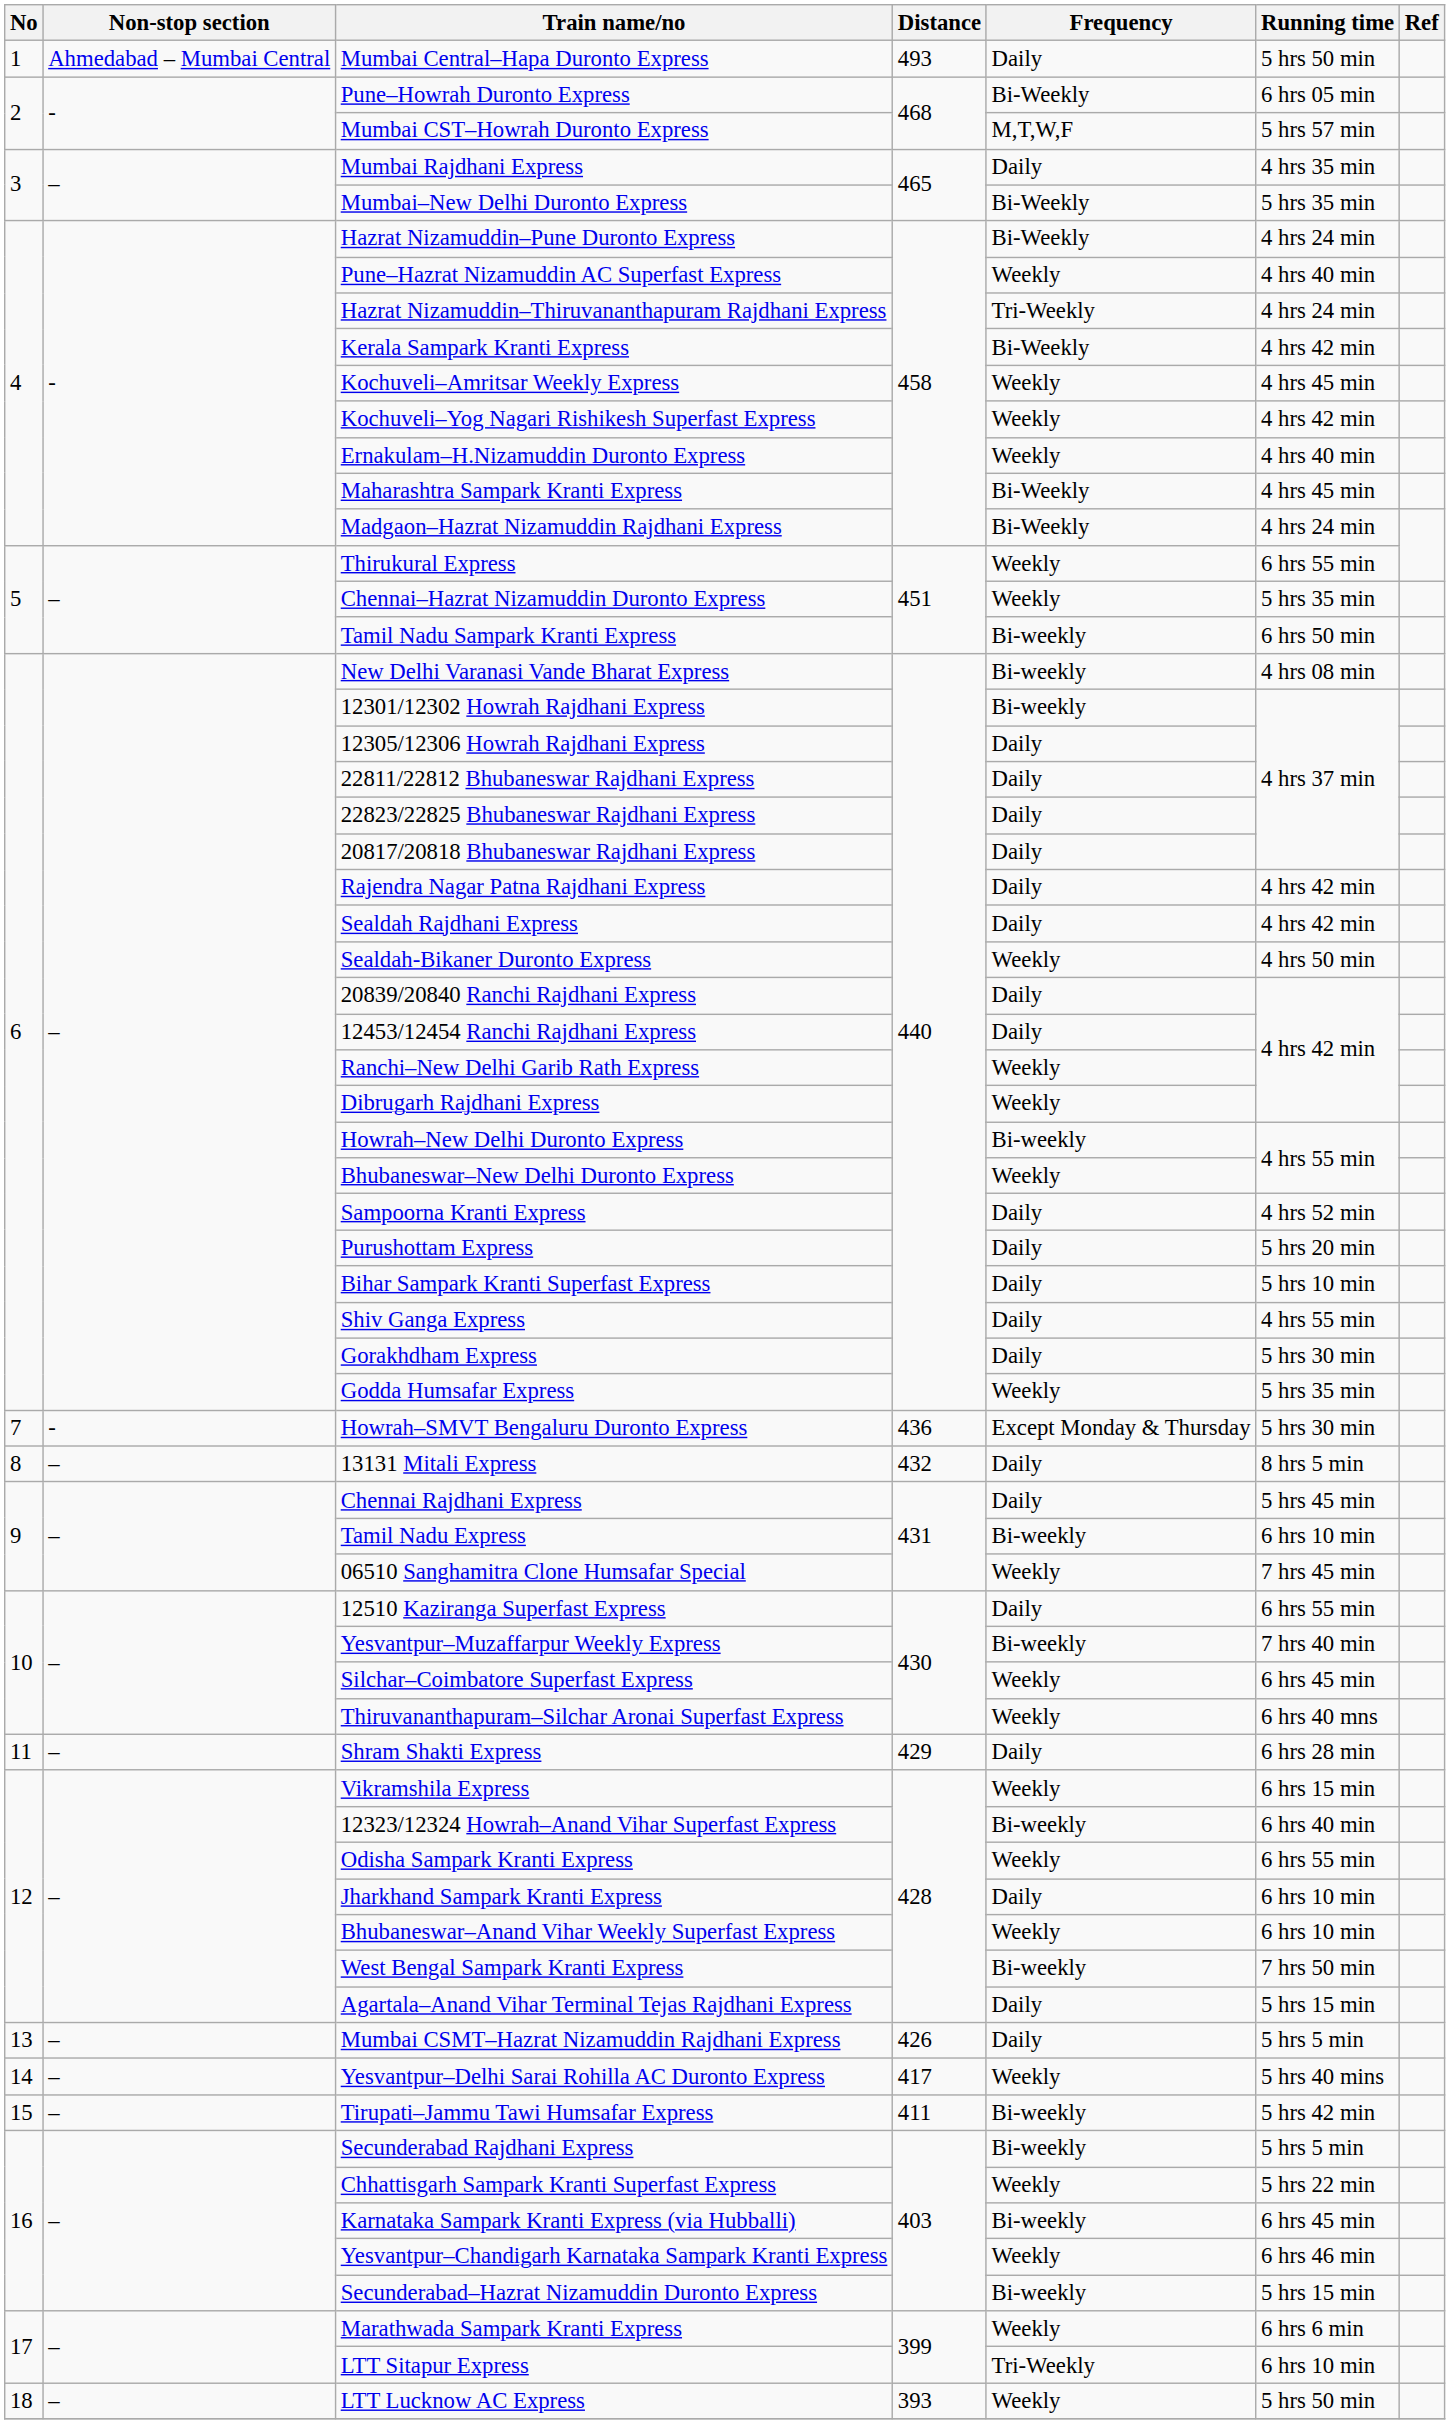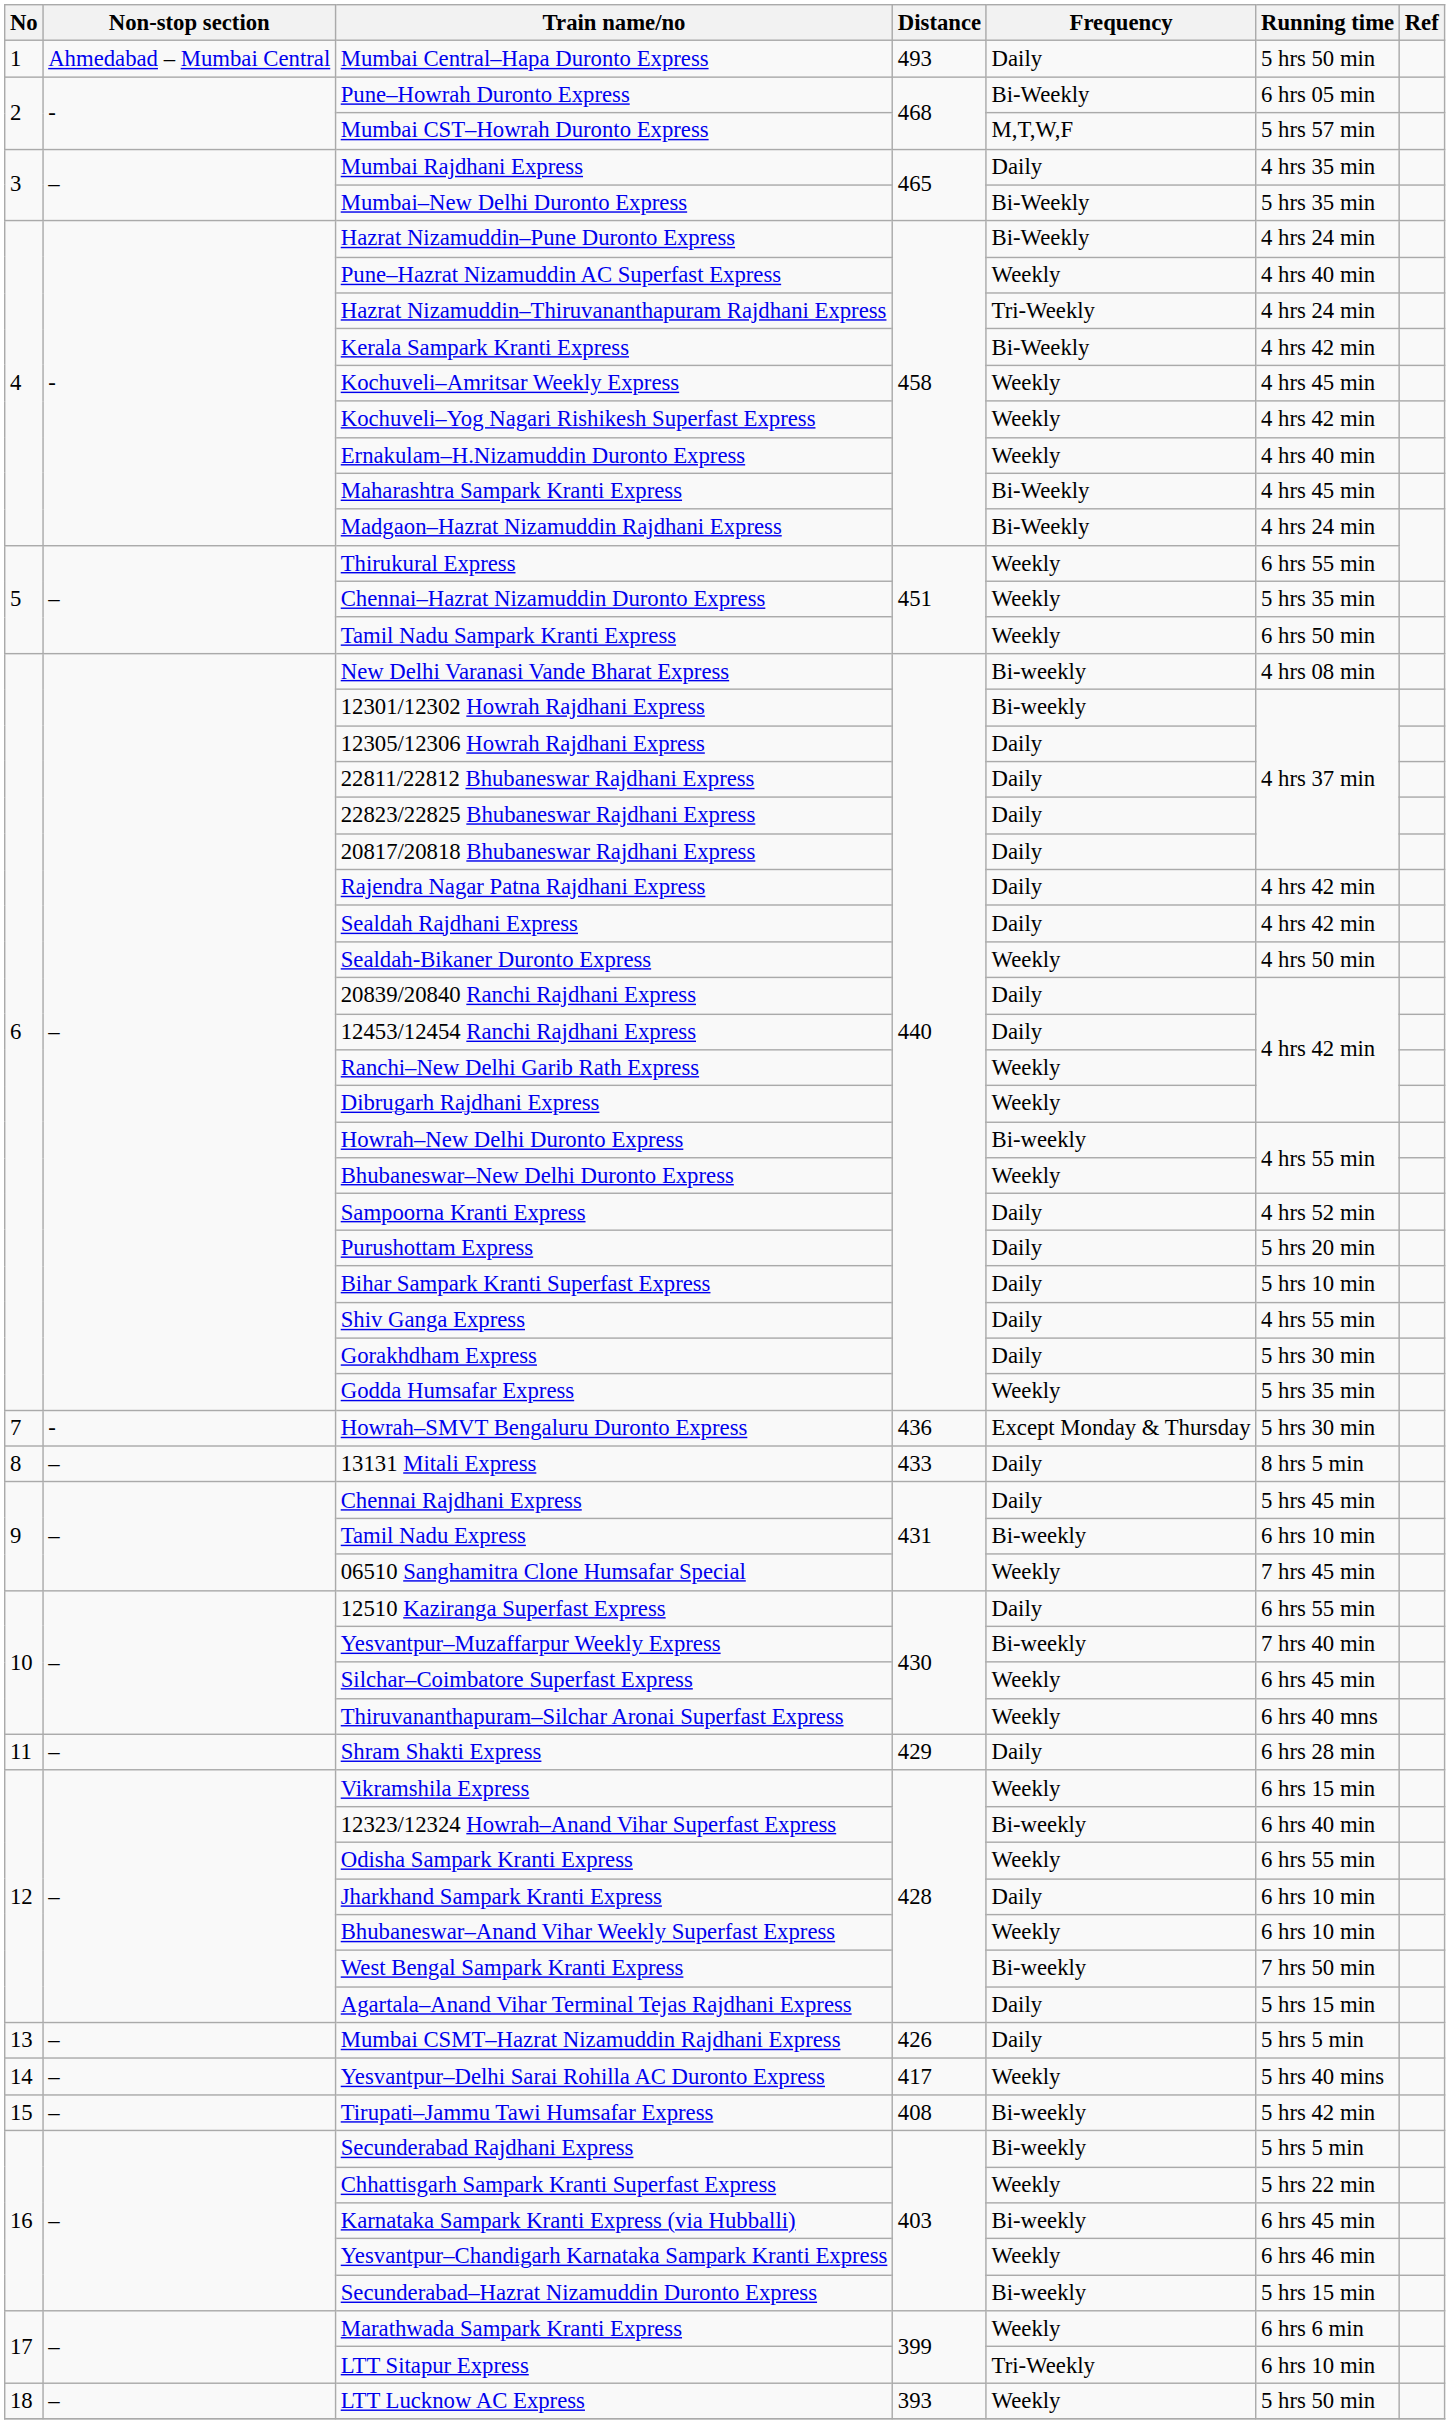(1039, 635) Bi-weekly -> (1026, 635) Weekly
(915, 1463) 432 -> (915, 1463) 433
(914, 2112) 411 -> (915, 2112) 408
